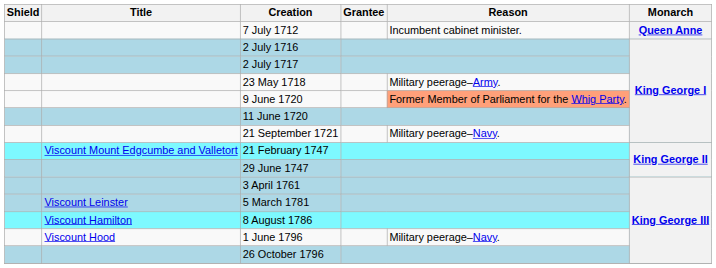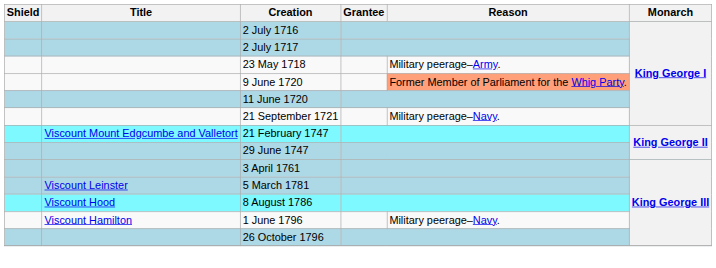- row: (270, 30)
(88, 220) Viscount Hamilton -> (80, 202) Viscount Hood
(80, 237) Viscount Hood -> (88, 220) Viscount Hamilton
